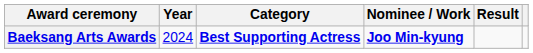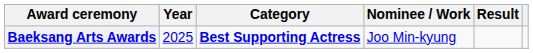(178, 37) 2024 -> (178, 37) 2025
(415, 37) bold -> (411, 37) normal
